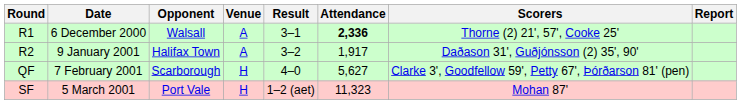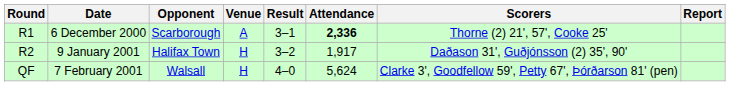(186, 33) Walsall -> (186, 33) Scarborough
(244, 52) A -> (244, 52) H
(186, 71) Scarborough -> (186, 71) Walsall
(353, 71) 5,627 -> (342, 71) 5,624
- row: (26, 90)
